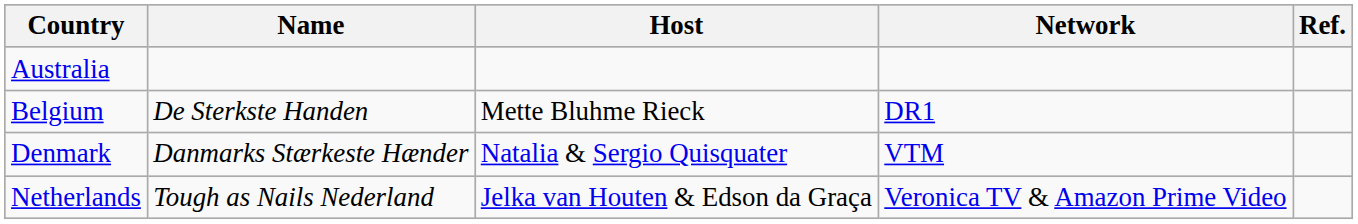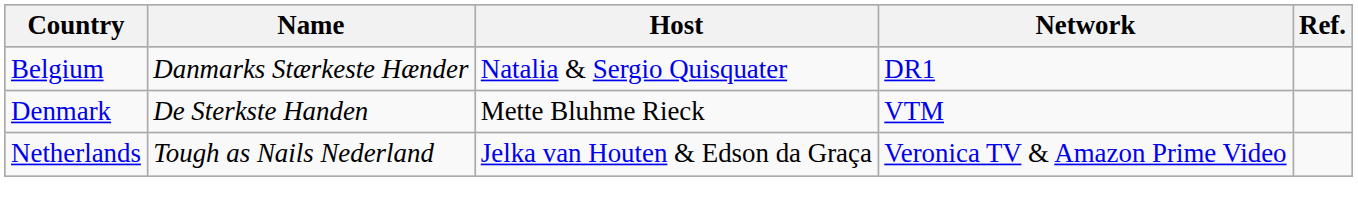- row: (60, 68)
(261, 111) De Sterkste Handen -> (311, 68) Danmarks Stærkeste Hænder
(593, 111) Mette Bluhme Rieck -> (634, 68) Natalia & Sergio Quisquater
(311, 153) Danmarks Stærkeste Hænder -> (261, 111) De Sterkste Handen
(634, 153) Natalia & Sergio Quisquater -> (593, 111) Mette Bluhme Rieck
